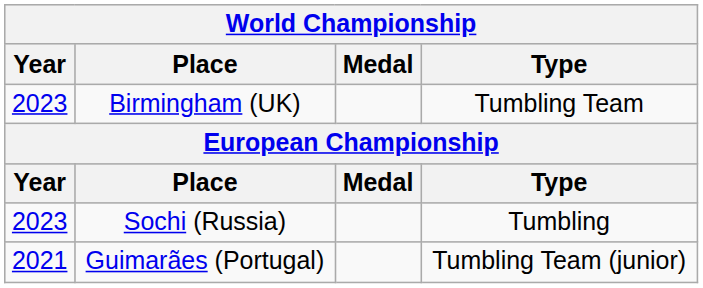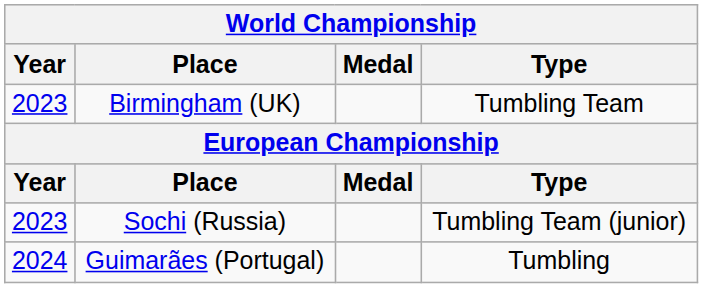(559, 222) Tumbling -> (559, 222) Tumbling Team (junior)
(40, 261) 2021 -> (40, 261) 2024
(559, 261) Tumbling Team (junior) -> (559, 261) Tumbling
